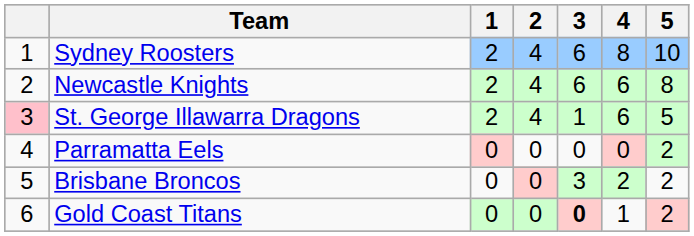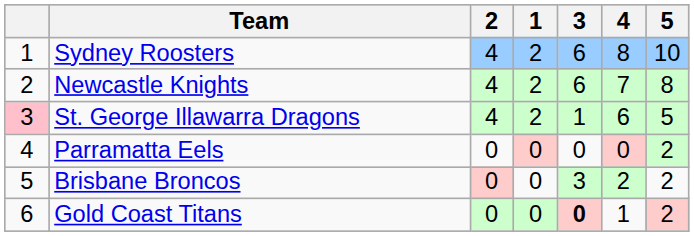columns swapped: (492, 21) <-> (536, 21)
(623, 85) 6 -> (623, 85) 7
